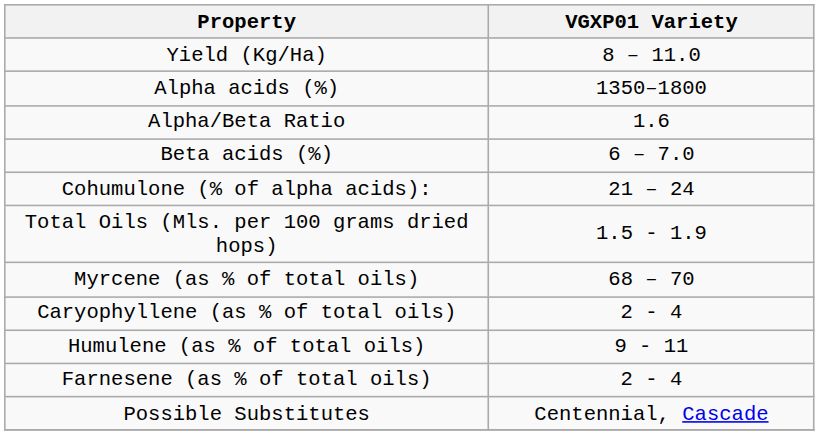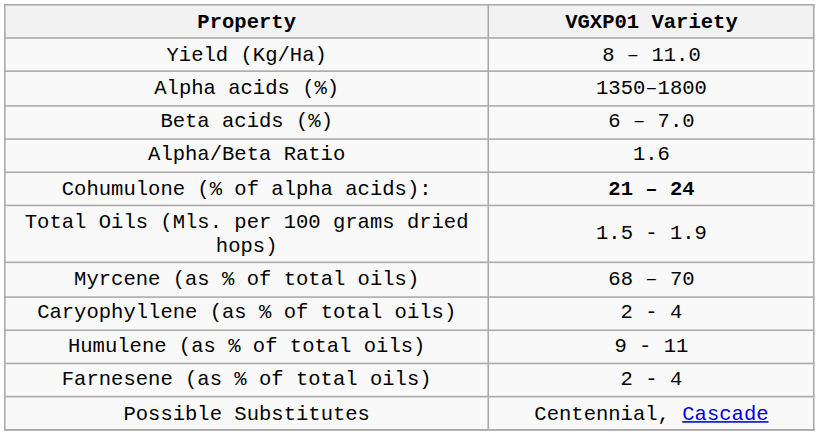rows swapped: (247, 155) <-> (247, 122)
(651, 189) normal -> (651, 189) bold
